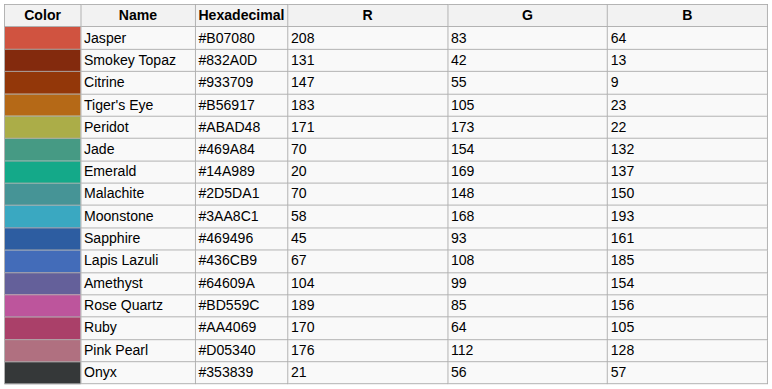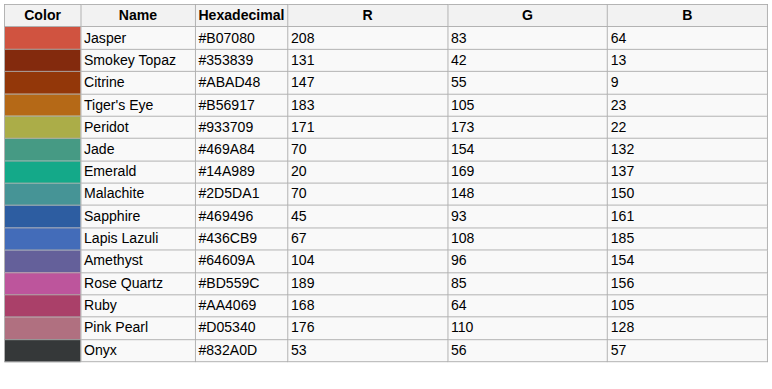(228, 60) #832A0D -> (226, 60) #353839
(226, 82) #933709 -> (229, 82) #ABAD48
(229, 127) #ABAD48 -> (226, 127) #933709
- row: (119, 216)
(459, 283) 99 -> (459, 261) 96
(303, 328) 170 -> (303, 305) 168
(462, 350) 112 -> (462, 328) 110
(226, 372) #353839 -> (228, 350) #832A0D
(299, 372) 21 -> (299, 350) 53
